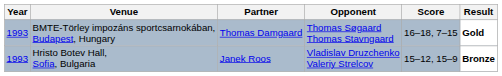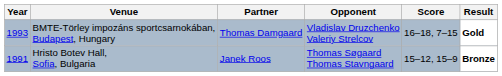(350, 33) Thomas Søgaard Thomas Stavngaard -> (353, 33) Vladislav Druzchenko Valeriy Strelcov
(17, 59) 1993 -> (17, 59) 1991
(353, 59) Vladislav Druzchenko Valeriy Strelcov -> (350, 59) Thomas Søgaard Thomas Stavngaard
